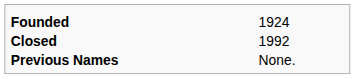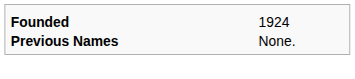- row: (34, 41)
